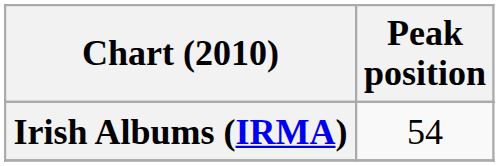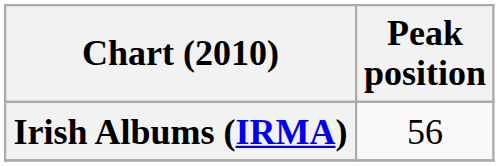(425, 130) 54 -> (425, 130) 56
